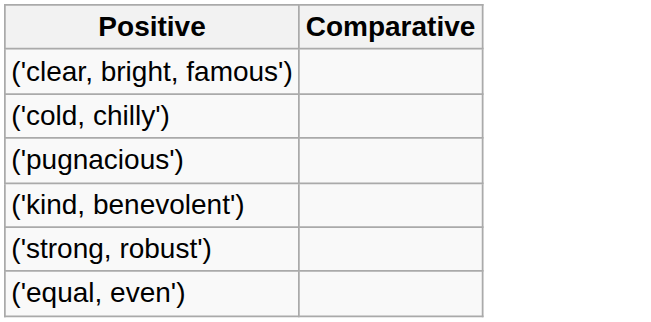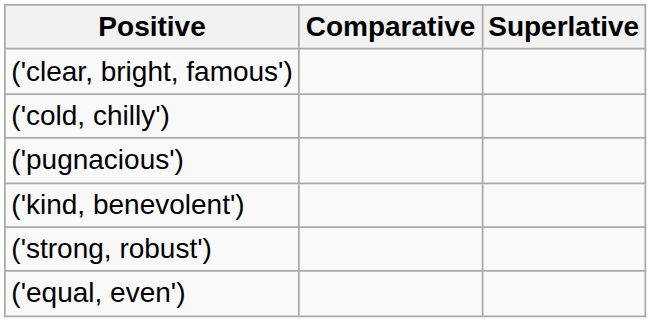+ column: (564, 26)
